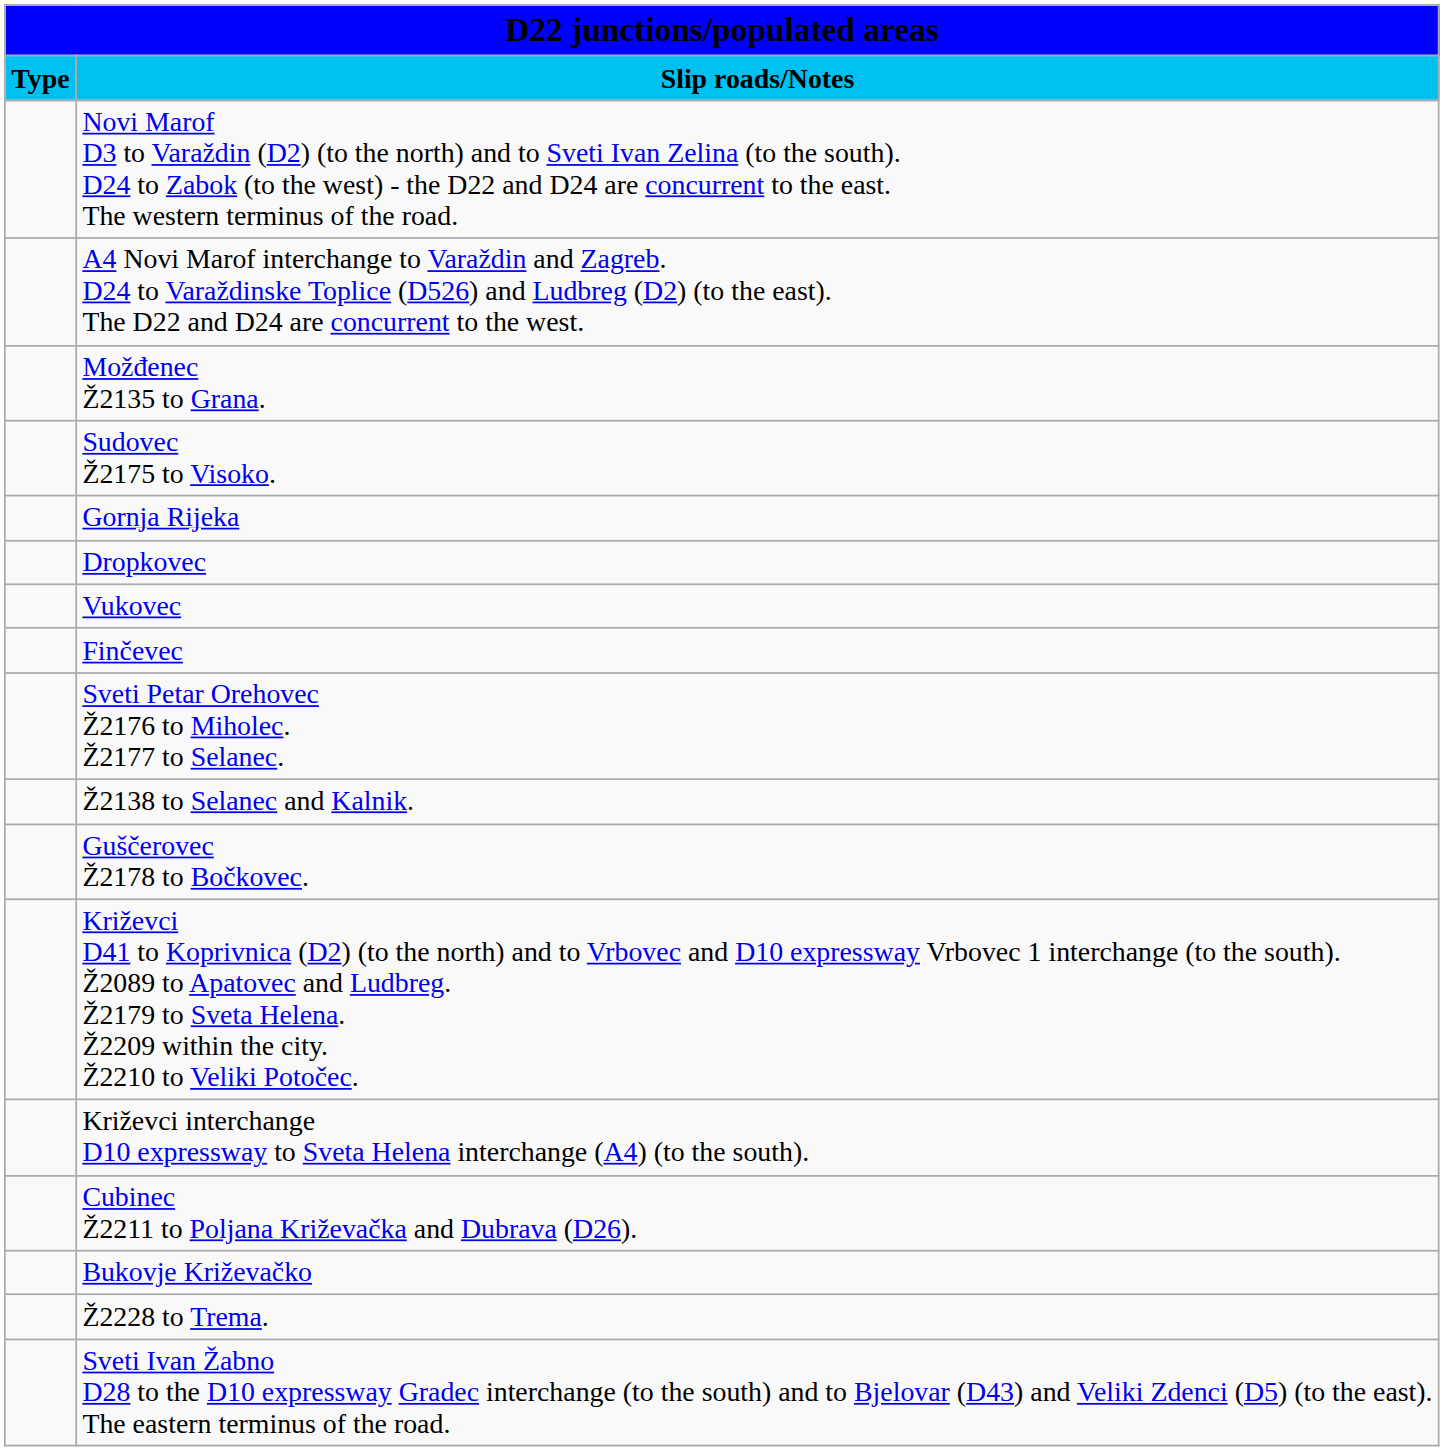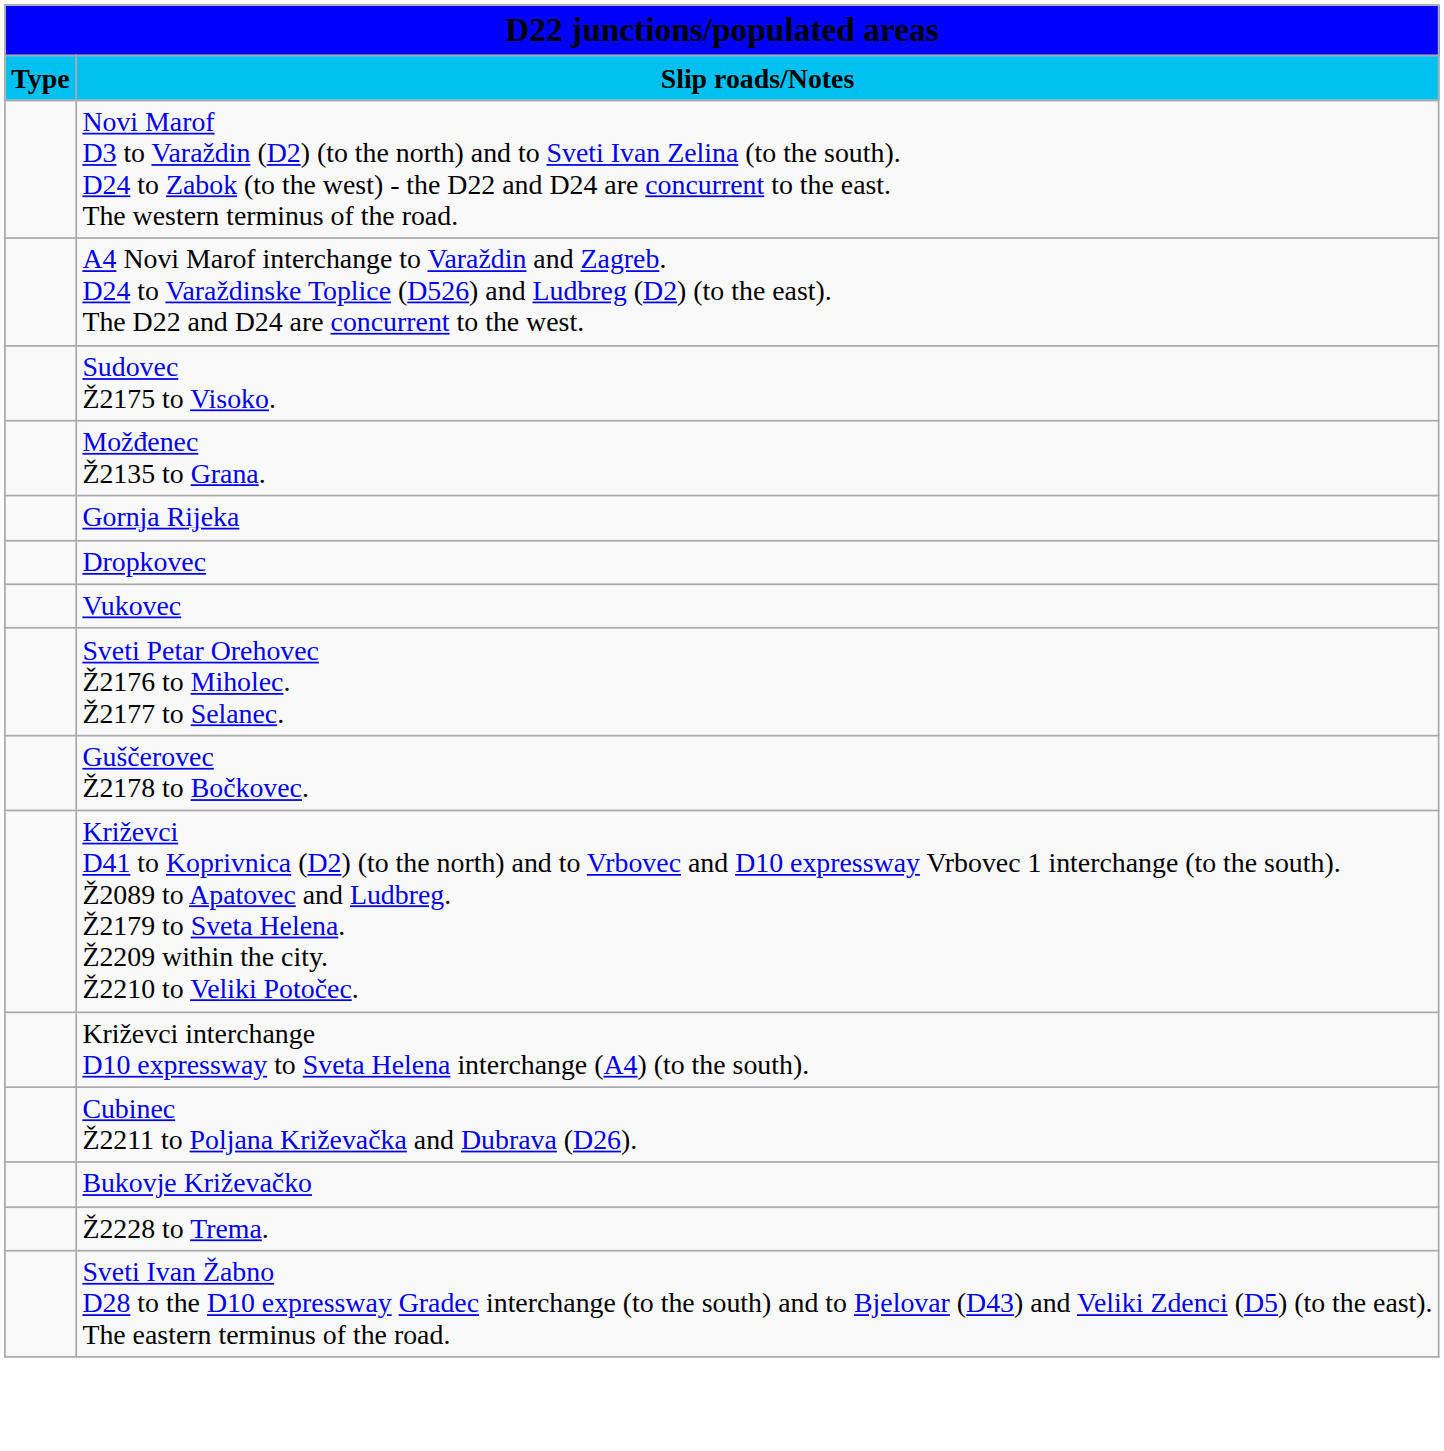rows swapped: (174, 382) <-> (179, 457)
- row: (133, 650)
- row: (248, 801)
